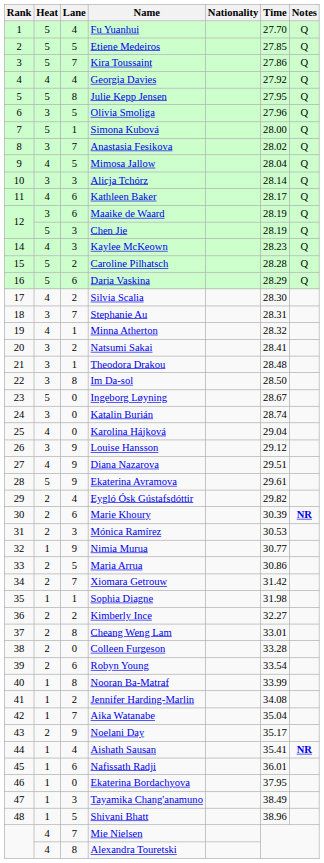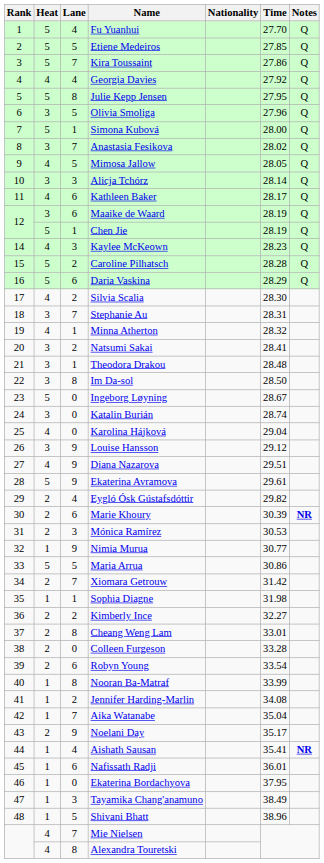(275, 163) 28.04 -> (275, 163) 28.05
(74, 230) 3 -> (74, 230) 1
(47, 565) 2 -> (47, 565) 5
